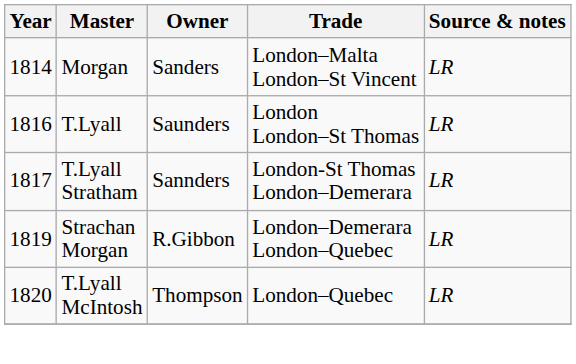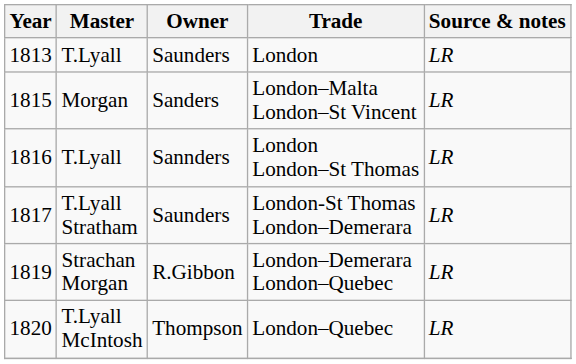+ row: (285, 54)
(31, 66) 1814 -> (31, 100) 1815
(191, 123) Saunders -> (191, 157) Sannders
(191, 181) Sannders -> (191, 214) Saunders
